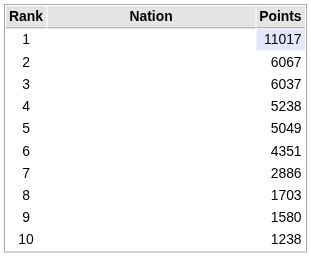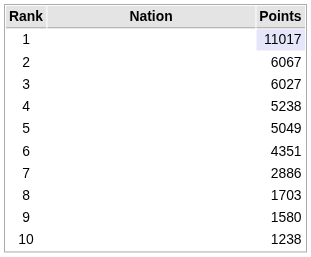(286, 84) 6037 -> (286, 84) 6027
